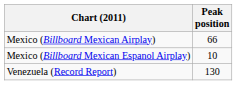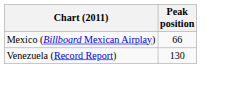- row: (99, 55)
